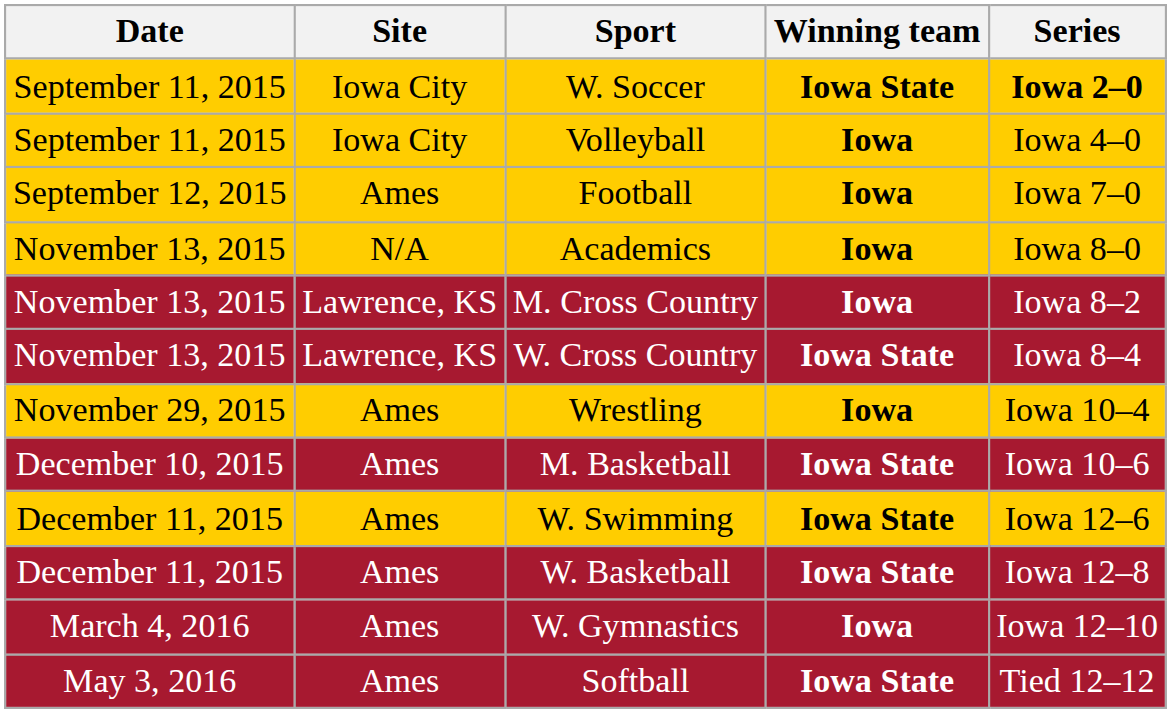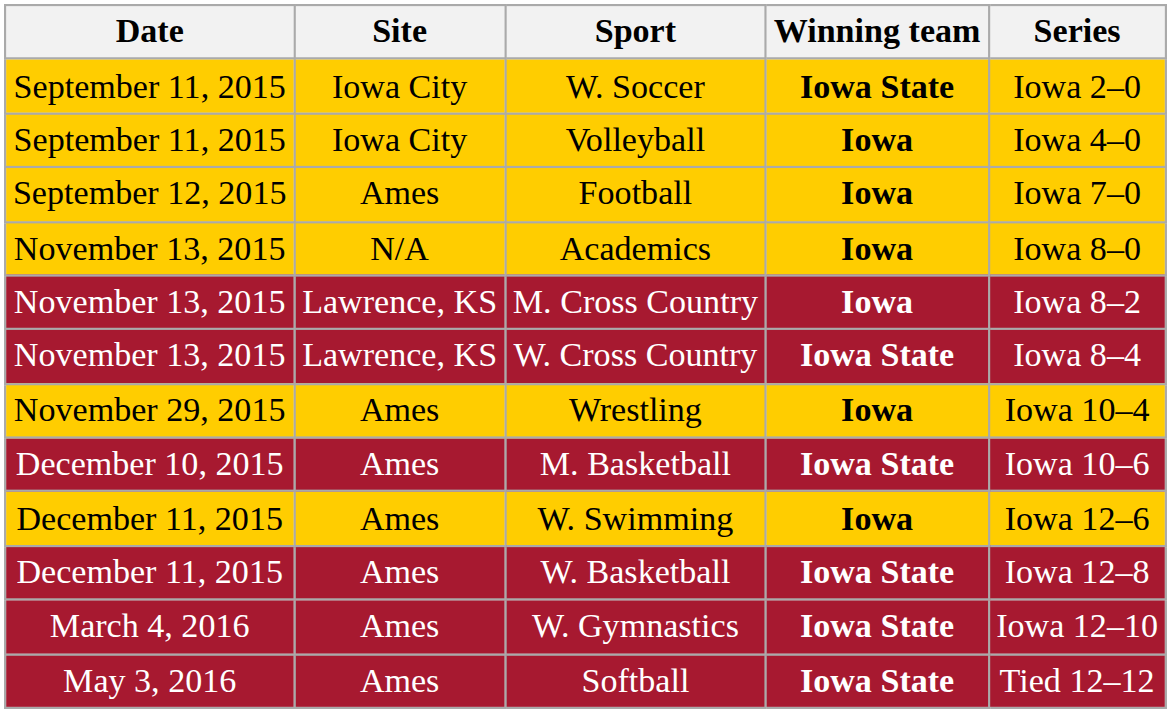(1077, 85) bold -> (1077, 85) normal
(877, 517) Iowa State -> (877, 517) Iowa
(877, 626) Iowa -> (877, 626) Iowa State
